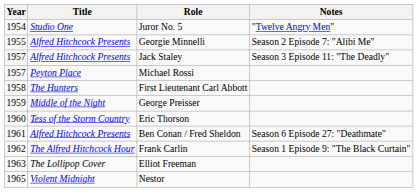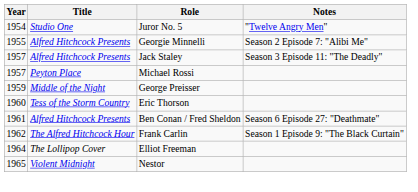- row: (193, 88)
(16, 164) 1963 -> (16, 149) 1964
